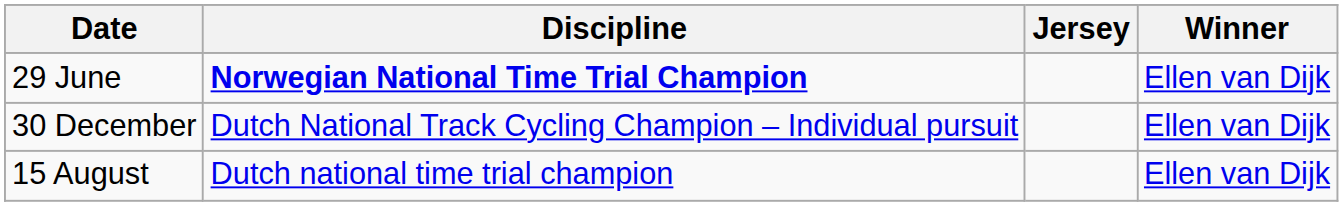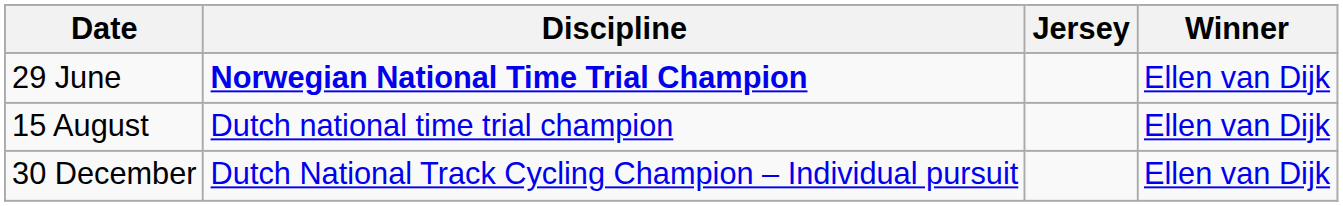rows swapped: (80, 175) <-> (104, 126)
